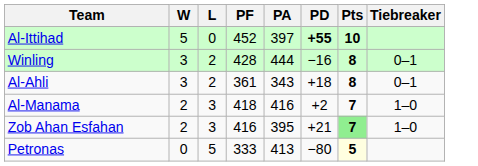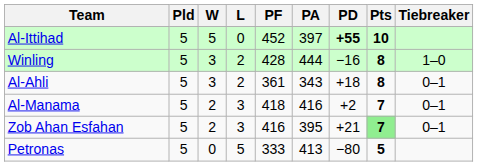+ column: (184, 15)
(405, 60) 0–1 -> (434, 60) 1–0
(405, 104) 1–0 -> (434, 104) 0–1
(405, 127) 1–0 -> (434, 127) 0–1
(352, 149) lightyellow background -> (381, 149) no background
